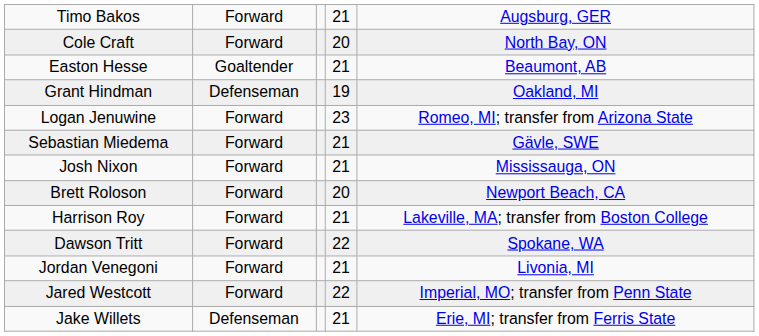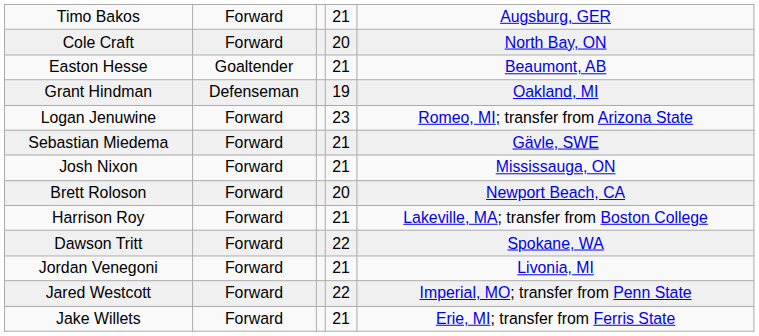(254, 318) Defenseman -> (254, 318) Forward
